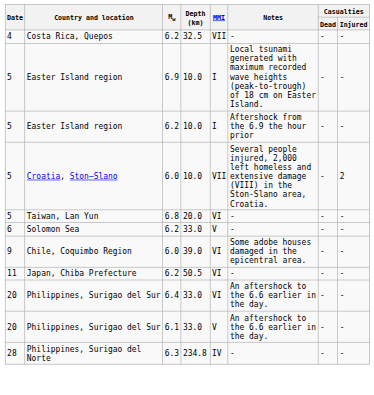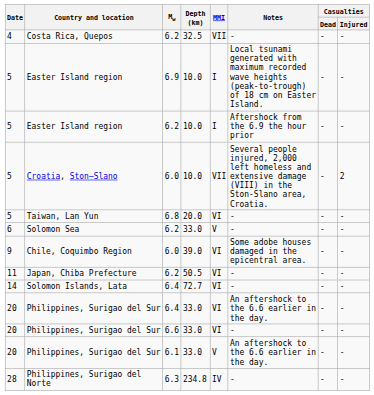+ row: (77, 286)
+ row: (94, 331)
